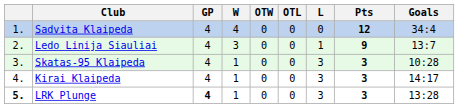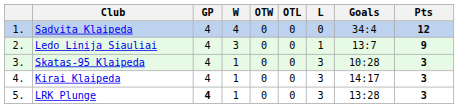columns swapped: (424, 13) <-> (364, 13)
(19, 95) bold -> (19, 95) normal
